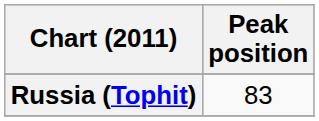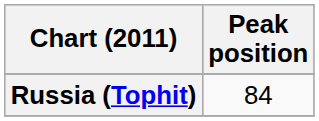(258, 94) 83 -> (258, 94) 84
